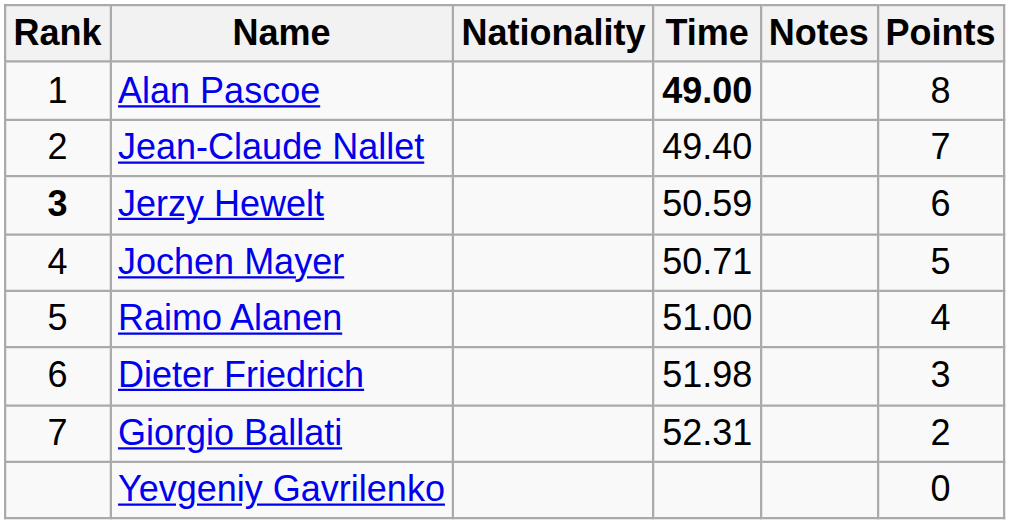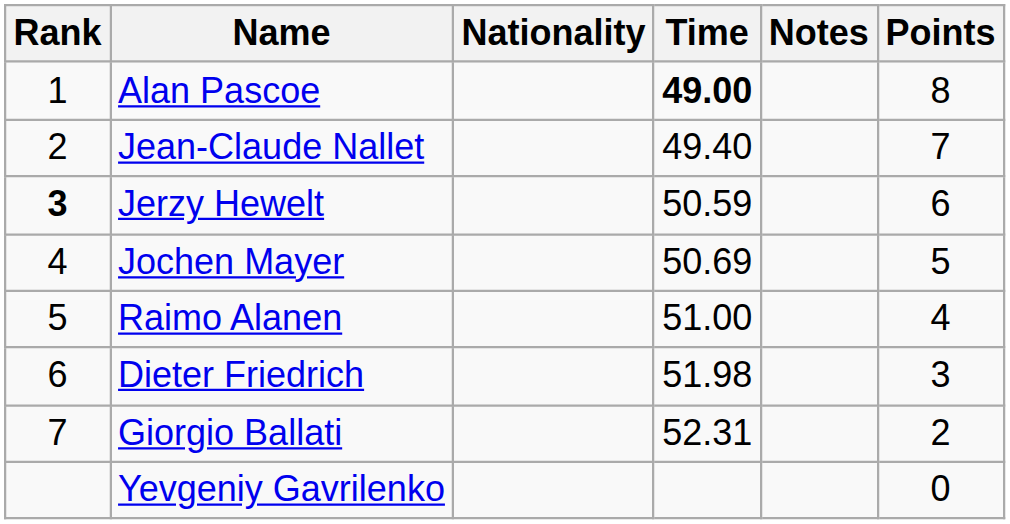(707, 261) 50.71 -> (707, 261) 50.69
